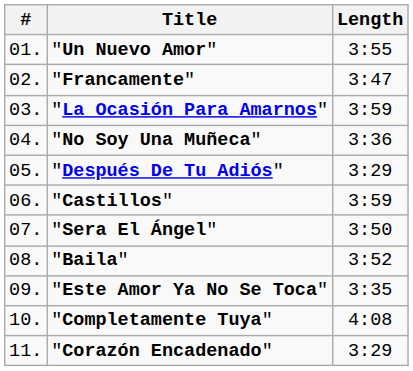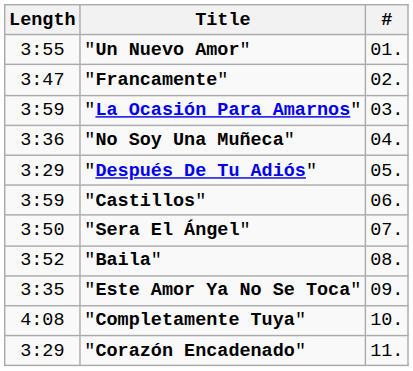columns swapped: (26, 20) <-> (370, 20)
